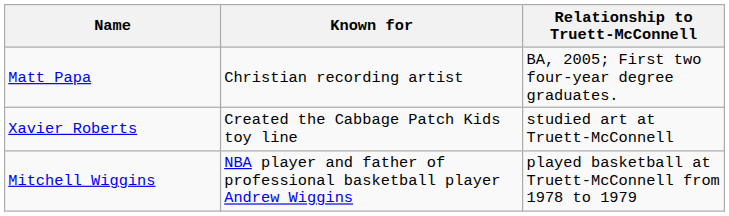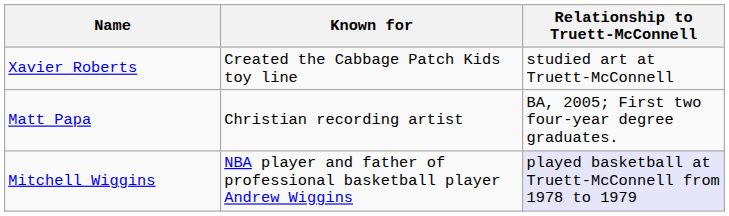rows swapped: (50, 77) <-> (73, 129)
(623, 181) no background -> (623, 181) lavender background
